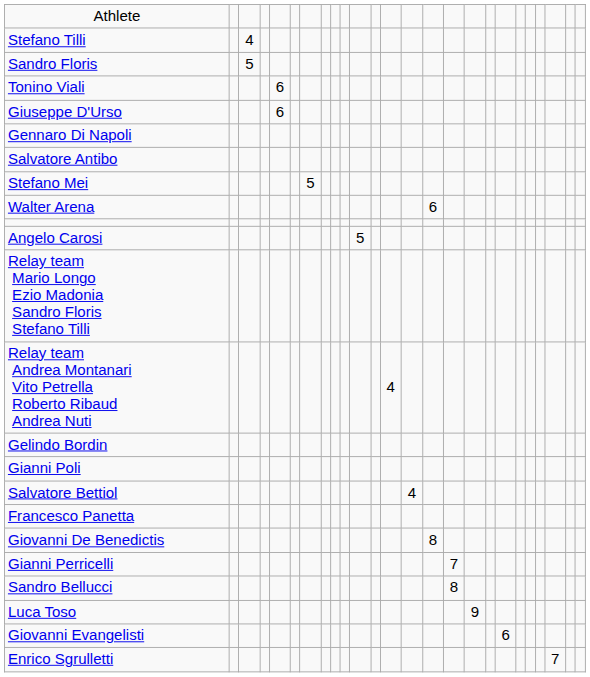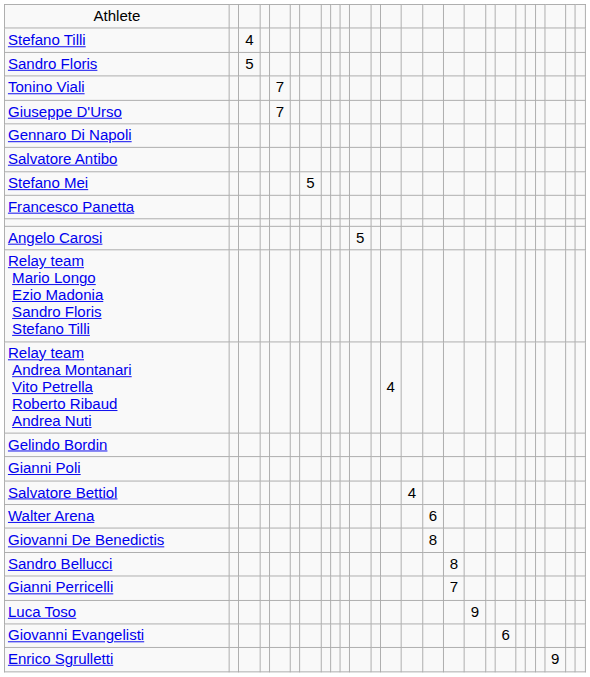(280, 87) 6 -> (280, 87) 7
(280, 111) 6 -> (280, 111) 7
rows swapped: (71, 516) <-> (51, 207)
rows swapped: (61, 564) <-> (60, 588)
(555, 659) 7 -> (555, 659) 9
